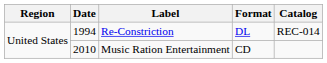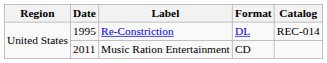(84, 31) 1994 -> (84, 31) 1995
(84, 49) 2010 -> (84, 49) 2011
